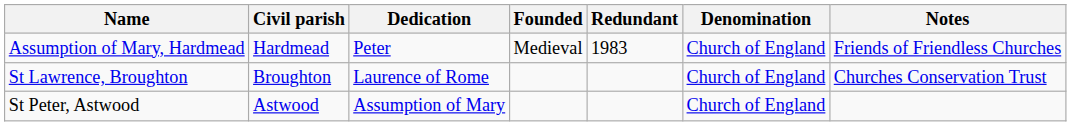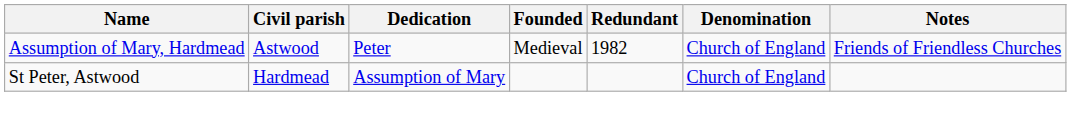(291, 47) Hardmead -> (286, 47) Astwood
(609, 47) 1983 -> (609, 47) 1982
- row: (98, 76)
(286, 105) Astwood -> (291, 76) Hardmead
